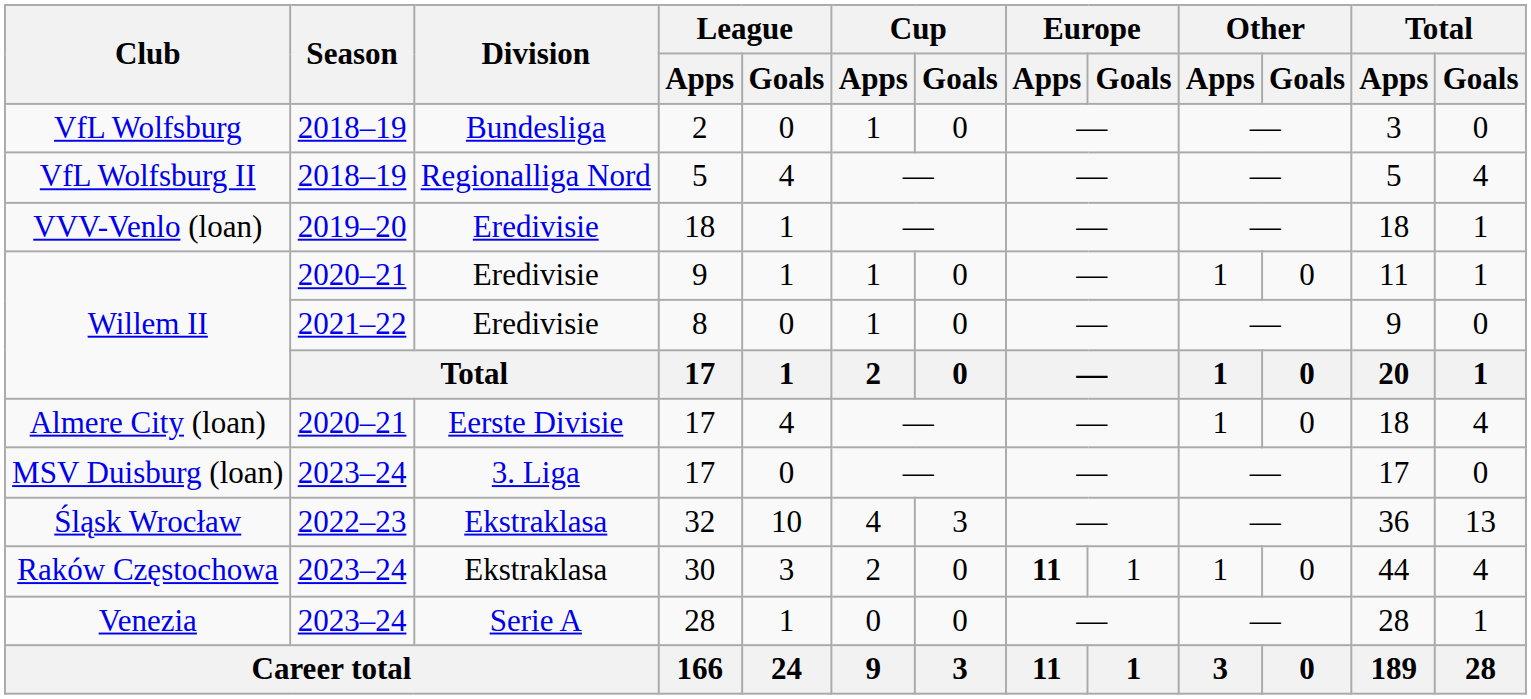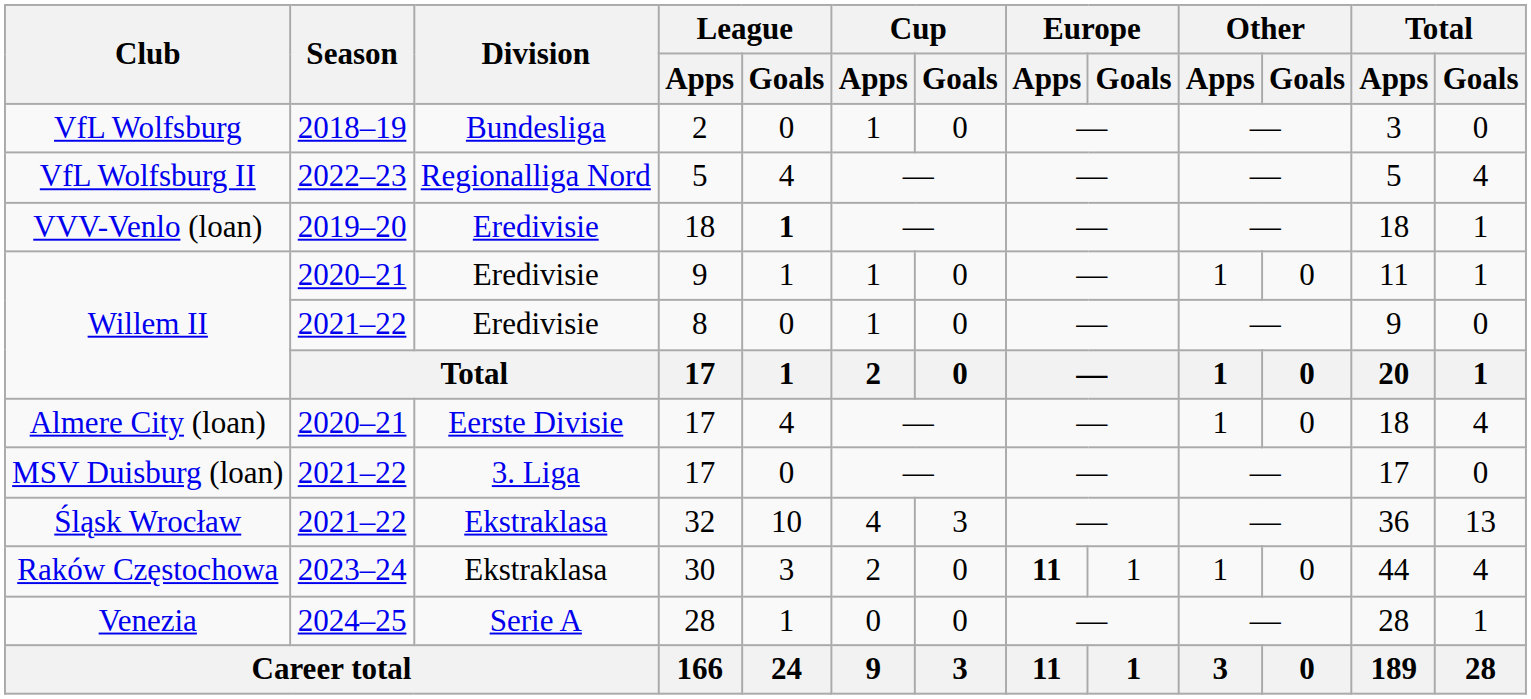(352, 176) 2018–19 -> (352, 176) 2022–23
(786, 226) normal -> (786, 226) bold
(352, 472) 2023–24 -> (352, 472) 2021–22
(352, 521) 2022–23 -> (352, 521) 2021–22
(352, 619) 2023–24 -> (352, 619) 2024–25
